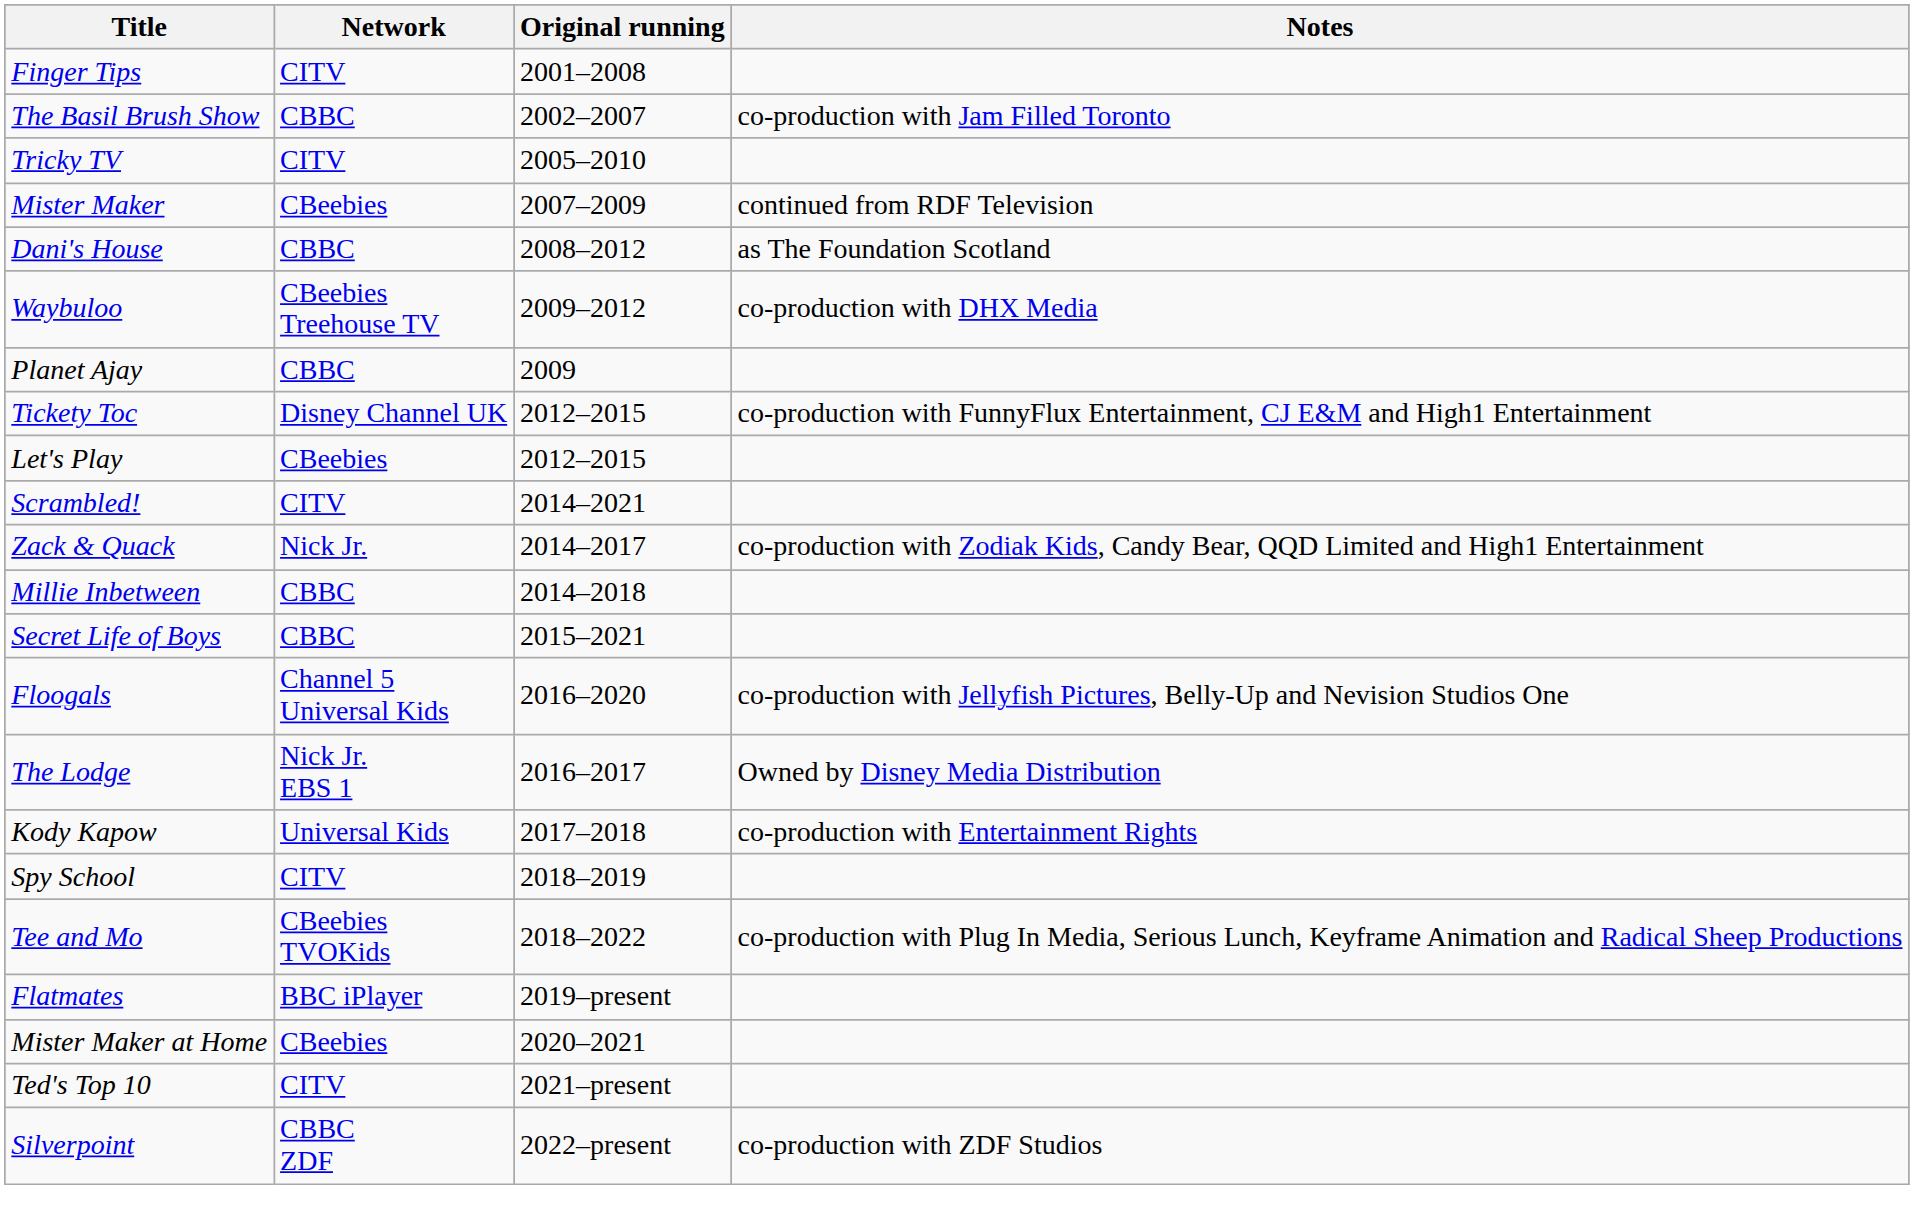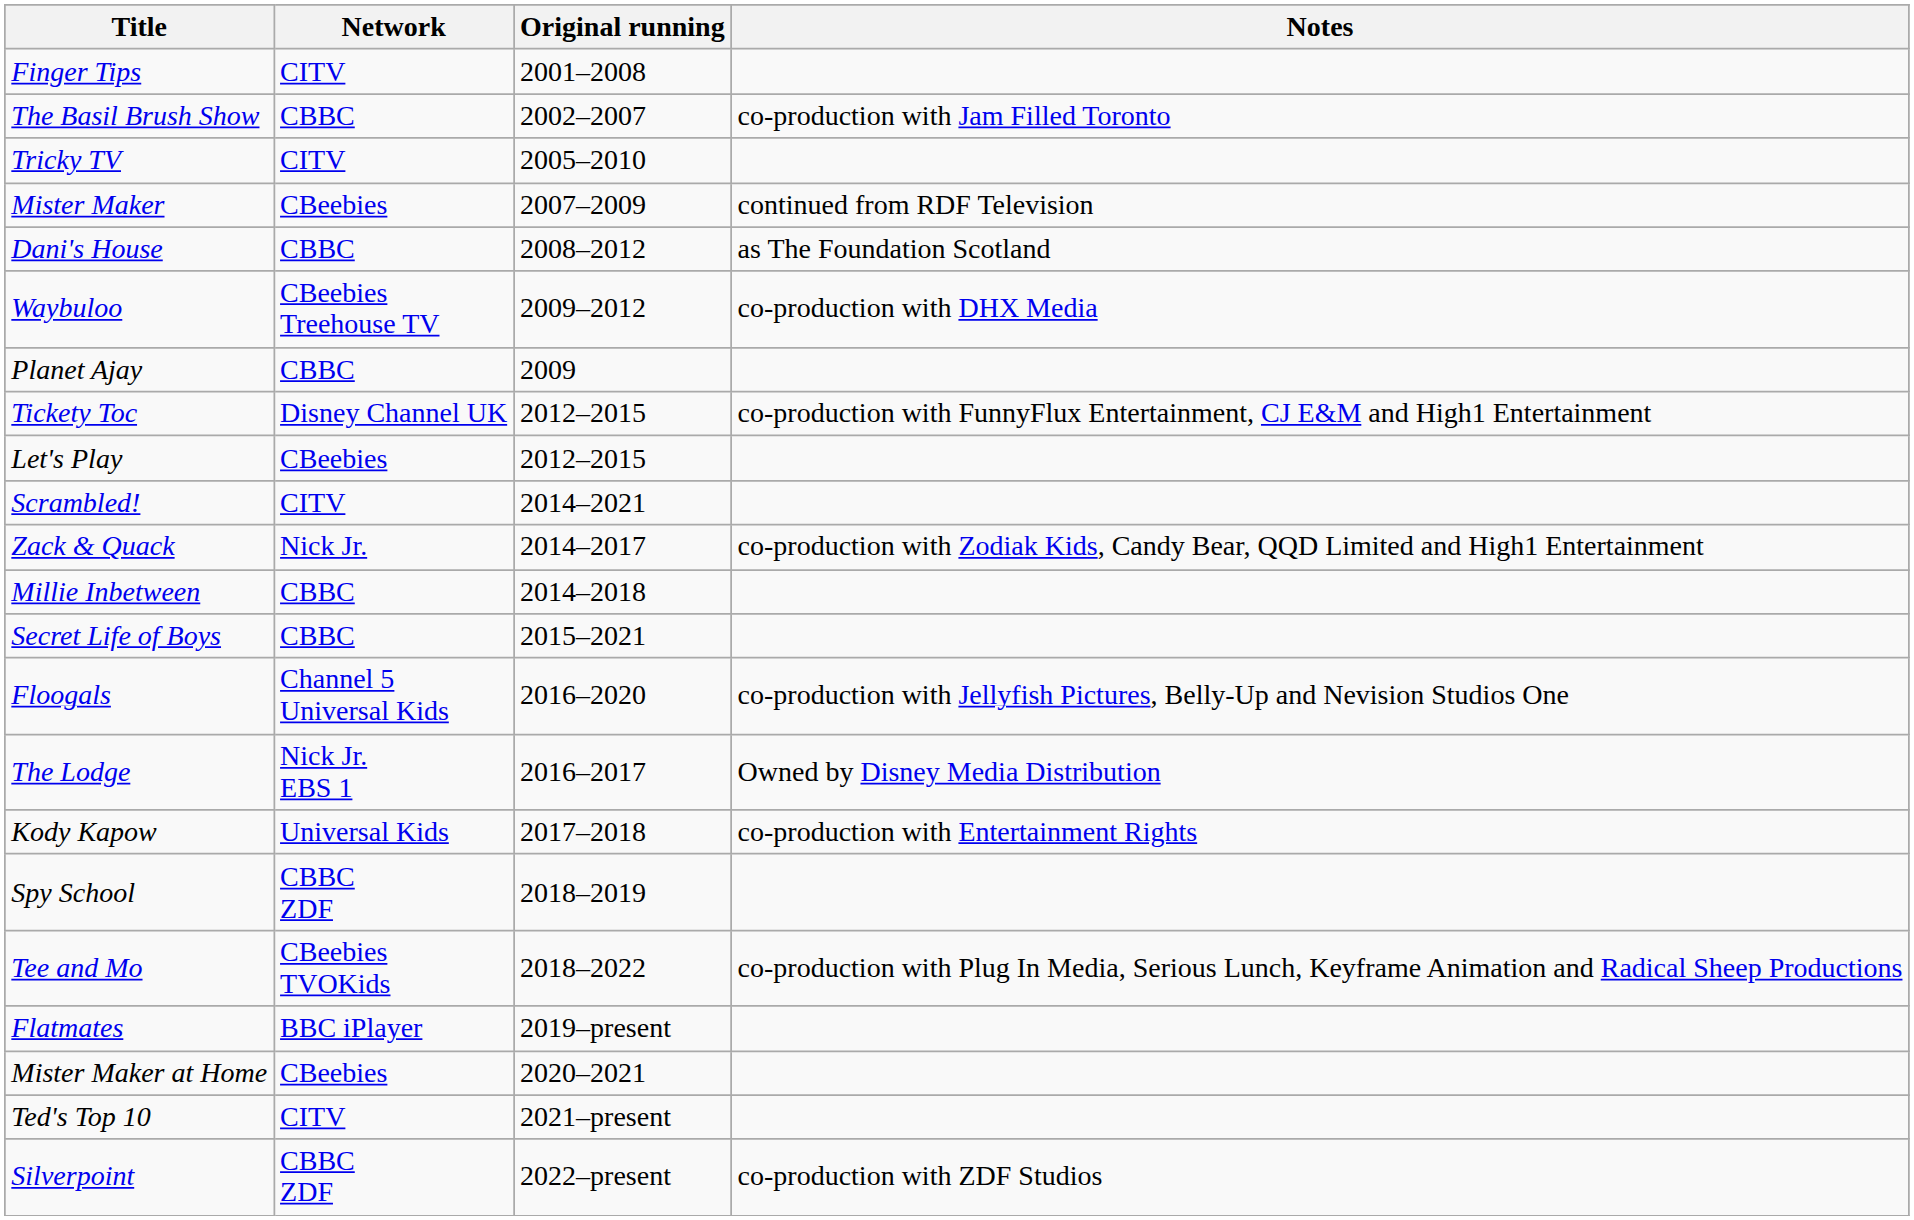(313, 876) CITV -> (317, 891) CBBC ZDF
